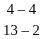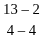rows swapped: (21, 9) <-> (21, 30)
